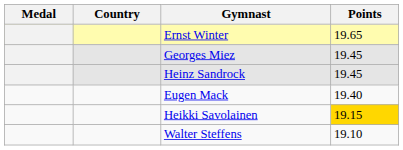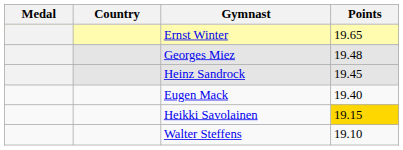(348, 54) 19.45 -> (348, 54) 19.48
